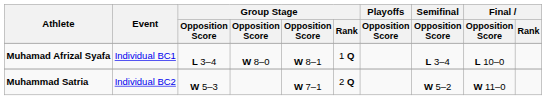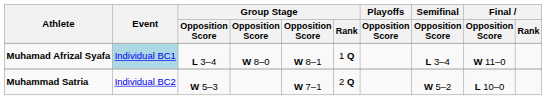(145, 57) no background -> (145, 57) lightblue background
(490, 62) L 10–0 -> (489, 62) W 11–0
(489, 87) W 11–0 -> (490, 87) L 10–0
